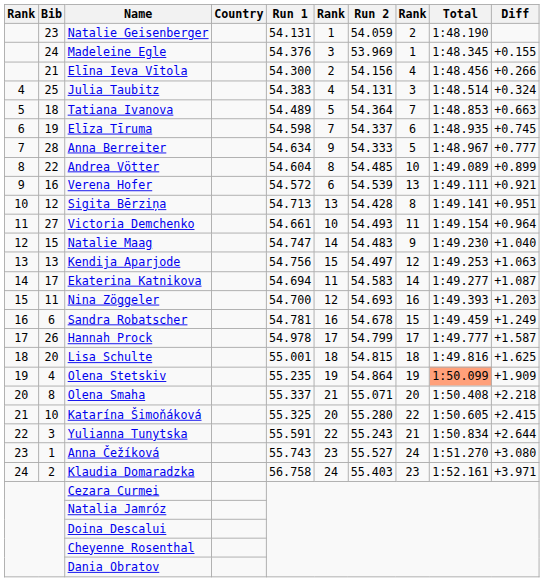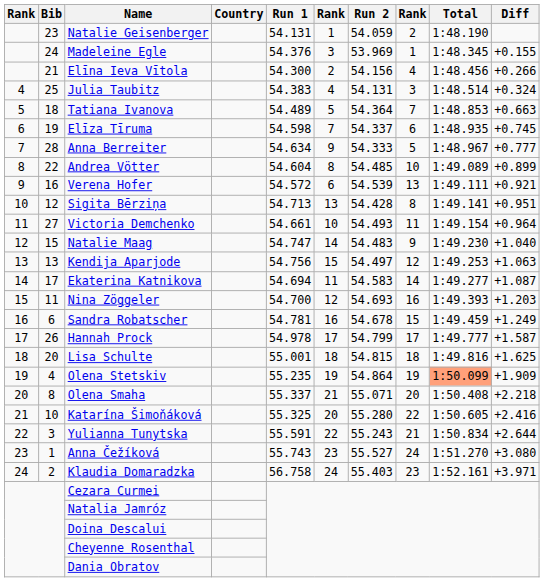(515, 414) +2.415 -> (515, 414) +2.416
